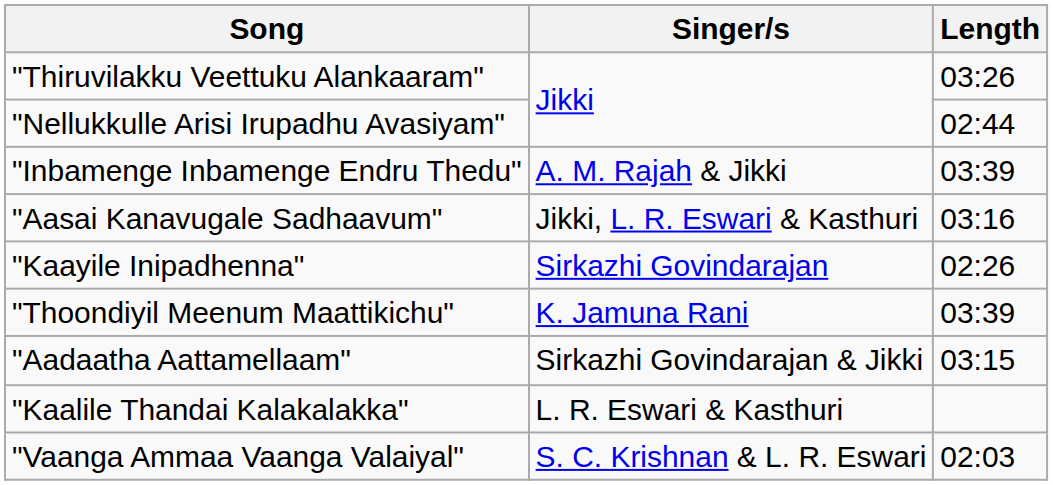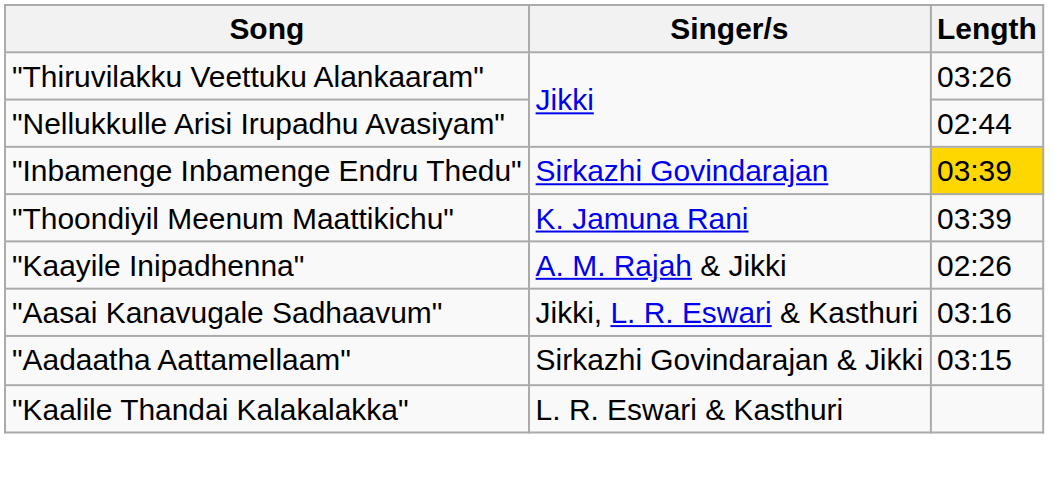(661, 171) A. M. Rajah & Jikki -> (682, 171) Sirkazhi Govindarajan
(978, 171) no background -> (974, 171) gold background
rows swapped: (227, 218) <-> (233, 313)
(682, 266) Sirkazhi Govindarajan -> (661, 266) A. M. Rajah & Jikki
- row: (238, 456)
